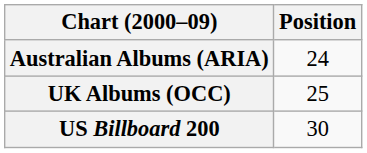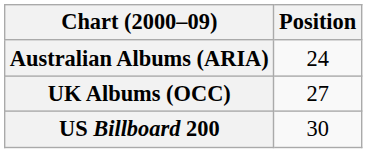(318, 93) 25 -> (318, 93) 27
